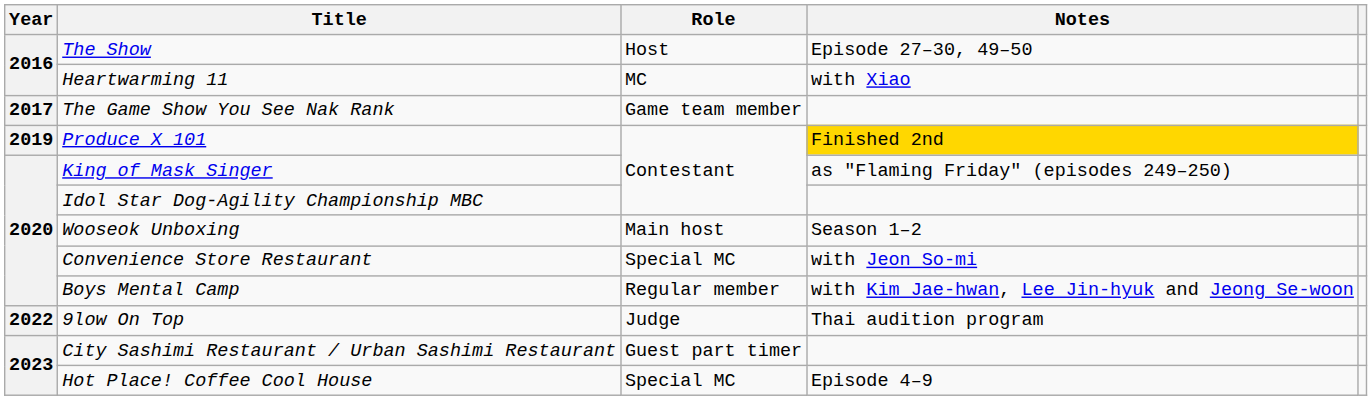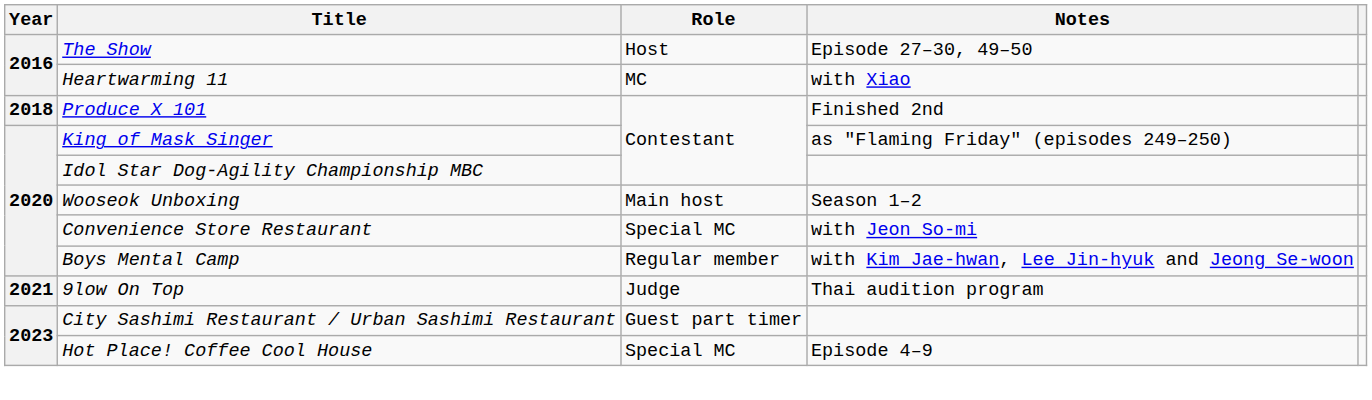- row: (228, 110)
(31, 140) 2019 -> (31, 110) 2018
(877, 140) gold background -> (877, 110) no background
(31, 321) 2022 -> (31, 291) 2021
